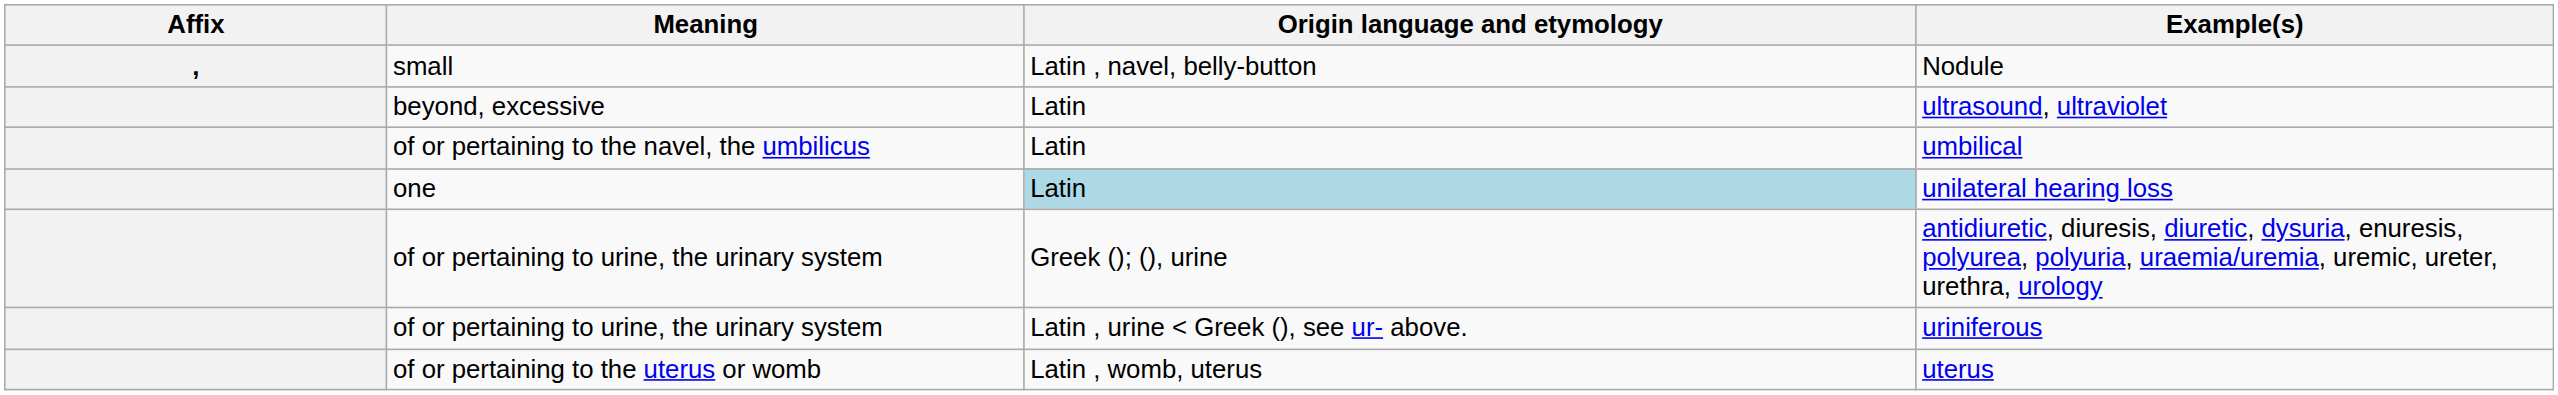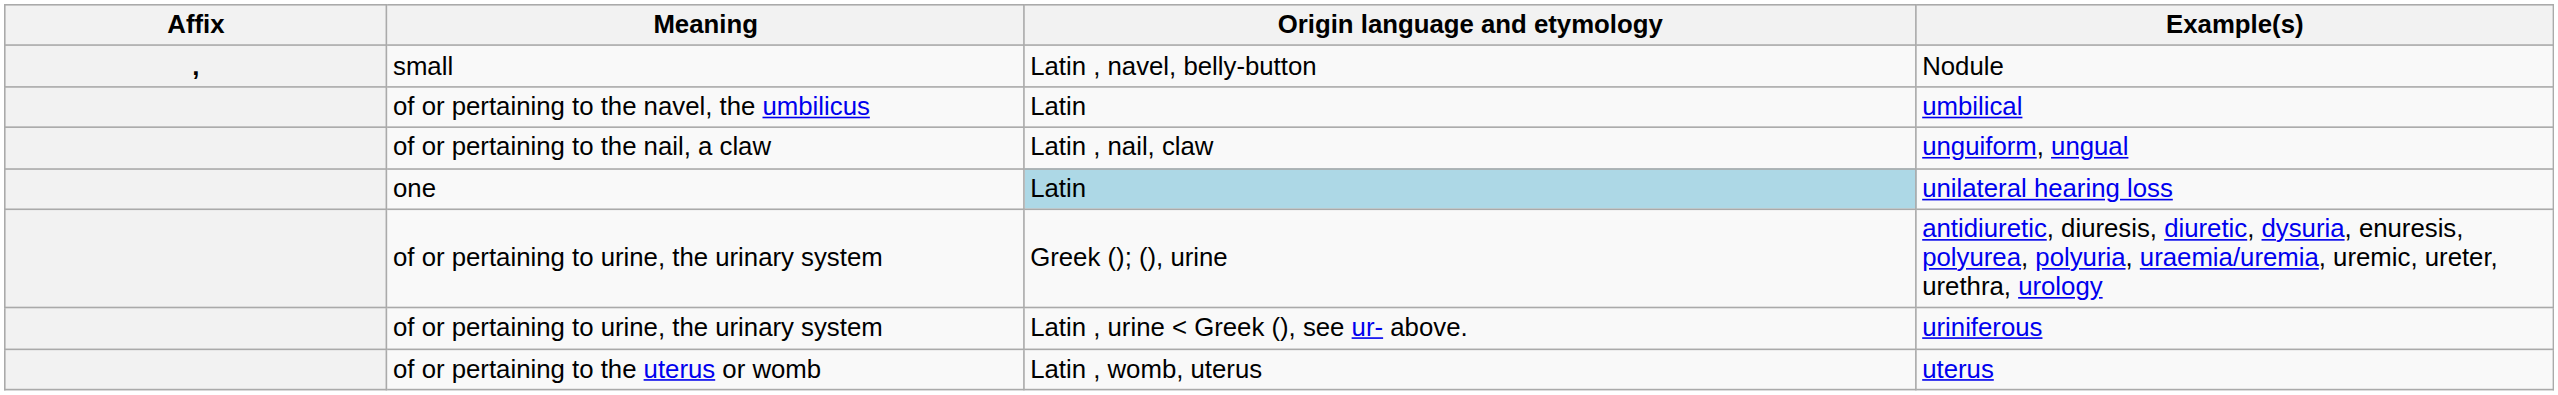- row: (2045, 106)
+ row: (2025, 147)
